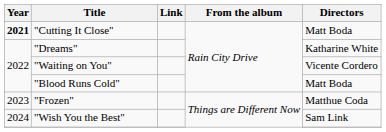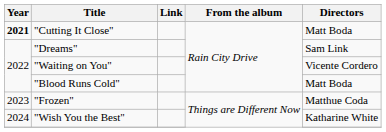(342, 48) Katharine White -> (327, 48) Sam Link
(327, 118) Sam Link -> (342, 118) Katharine White
